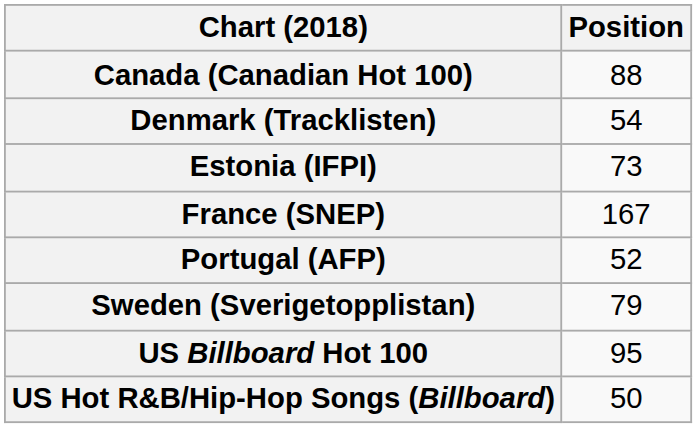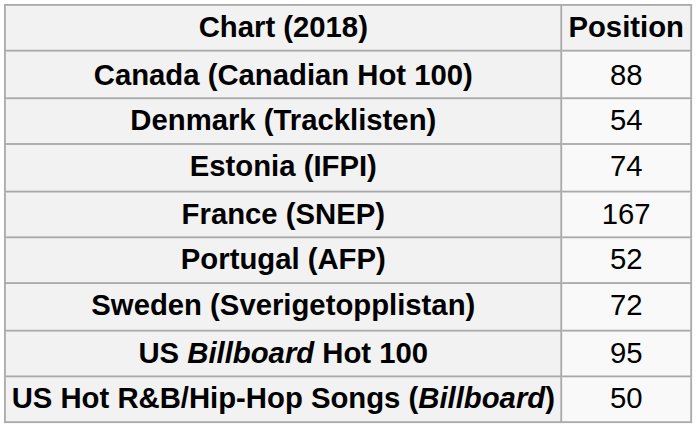(626, 167) 73 -> (626, 167) 74
(626, 306) 79 -> (626, 306) 72
